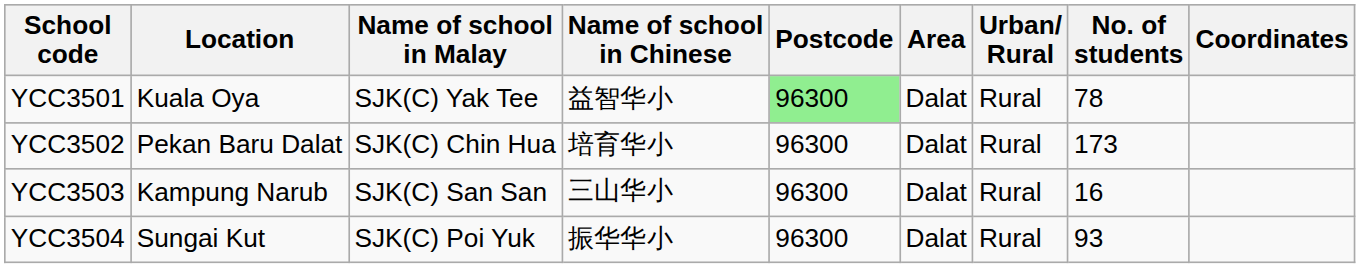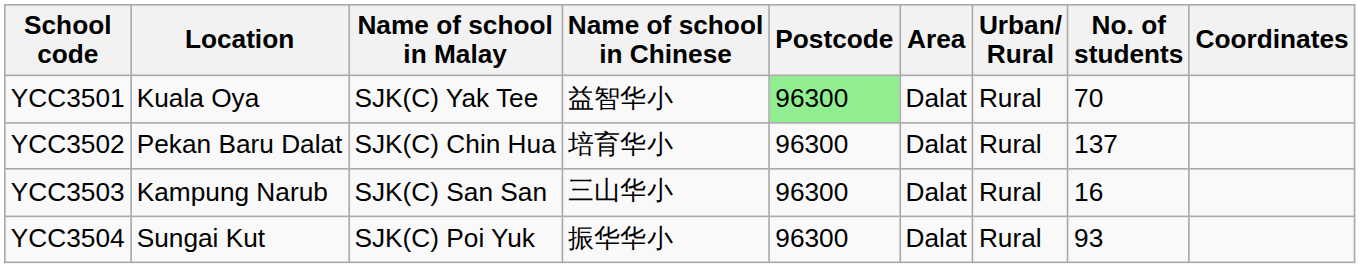(1089, 98) 78 -> (1089, 98) 70
(1096, 145) 173 -> (1096, 145) 137
